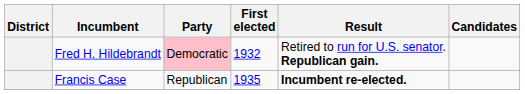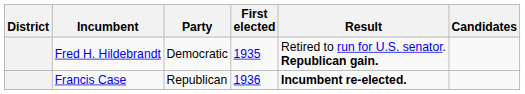(197, 53) pink background -> (197, 53) no background
(247, 53) 1932 -> (247, 53) 1935
(247, 80) 1935 -> (247, 80) 1936
